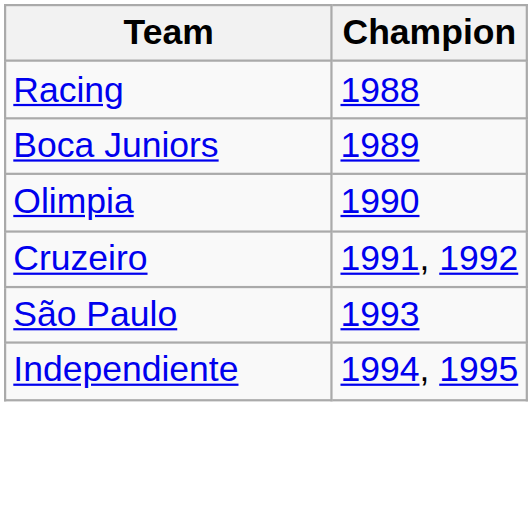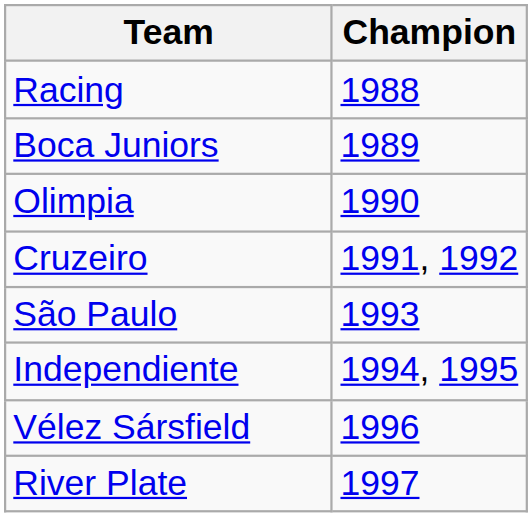+ row: (132, 426)
+ row: (100, 483)
